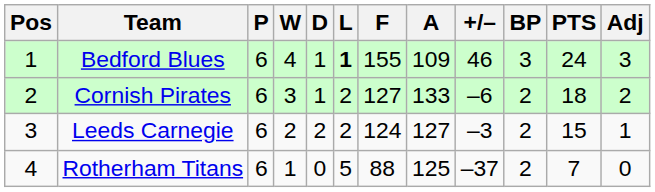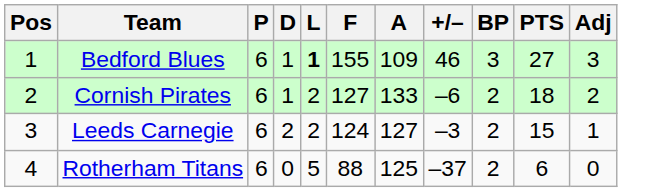- column: (290, 22)
(574, 58) 24 -> (542, 58) 27
(574, 167) 7 -> (542, 167) 6
